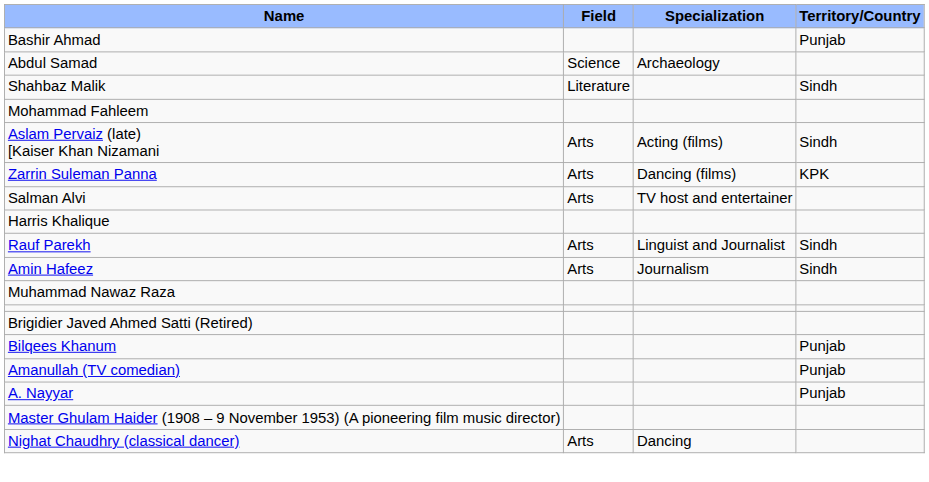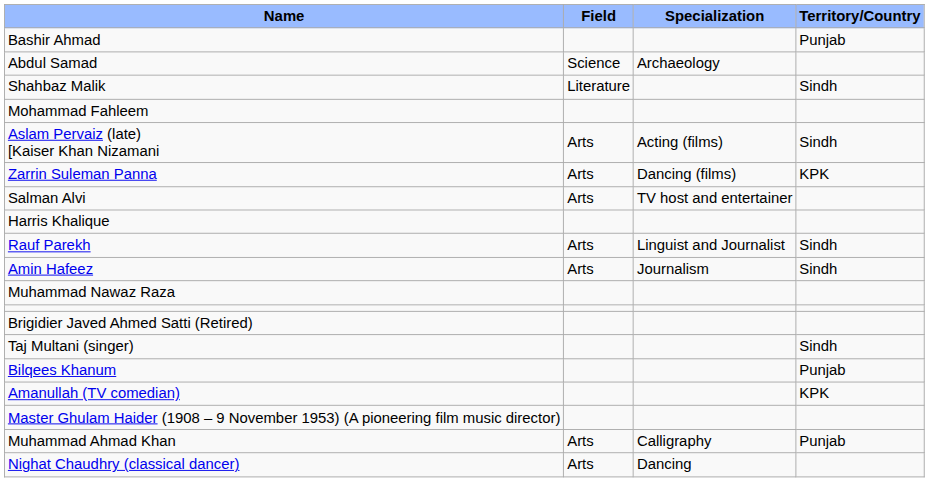+ row: (71, 346)
(822, 370) Punjab -> (814, 393) KPK
- row: (41, 393)
+ row: (92, 441)
